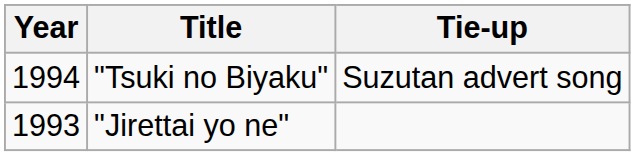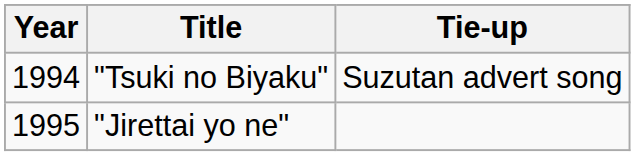(46, 125) 1993 -> (46, 125) 1995
